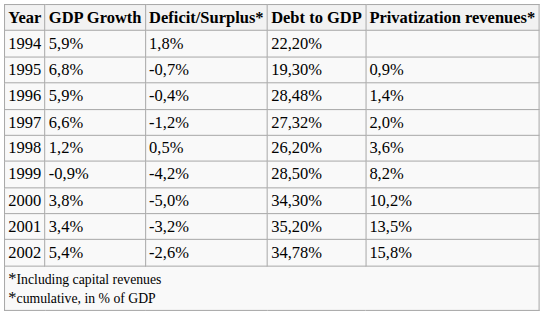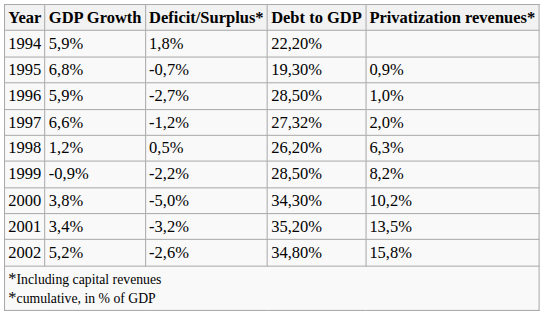(169, 95) -0,4% -> (169, 95) -2,7%
(297, 95) 28,48% -> (297, 95) 28,50%
(387, 95) 1,4% -> (387, 95) 1,0%
(387, 148) 3,6% -> (387, 148) 6,3%
(169, 174) -4,2% -> (169, 174) -2,2%
(66, 252) 5,4% -> (66, 252) 5,2%
(297, 252) 34,78% -> (297, 252) 34,80%
